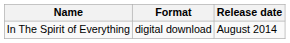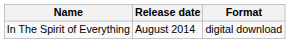columns swapped: (173, 13) <-> (249, 13)
